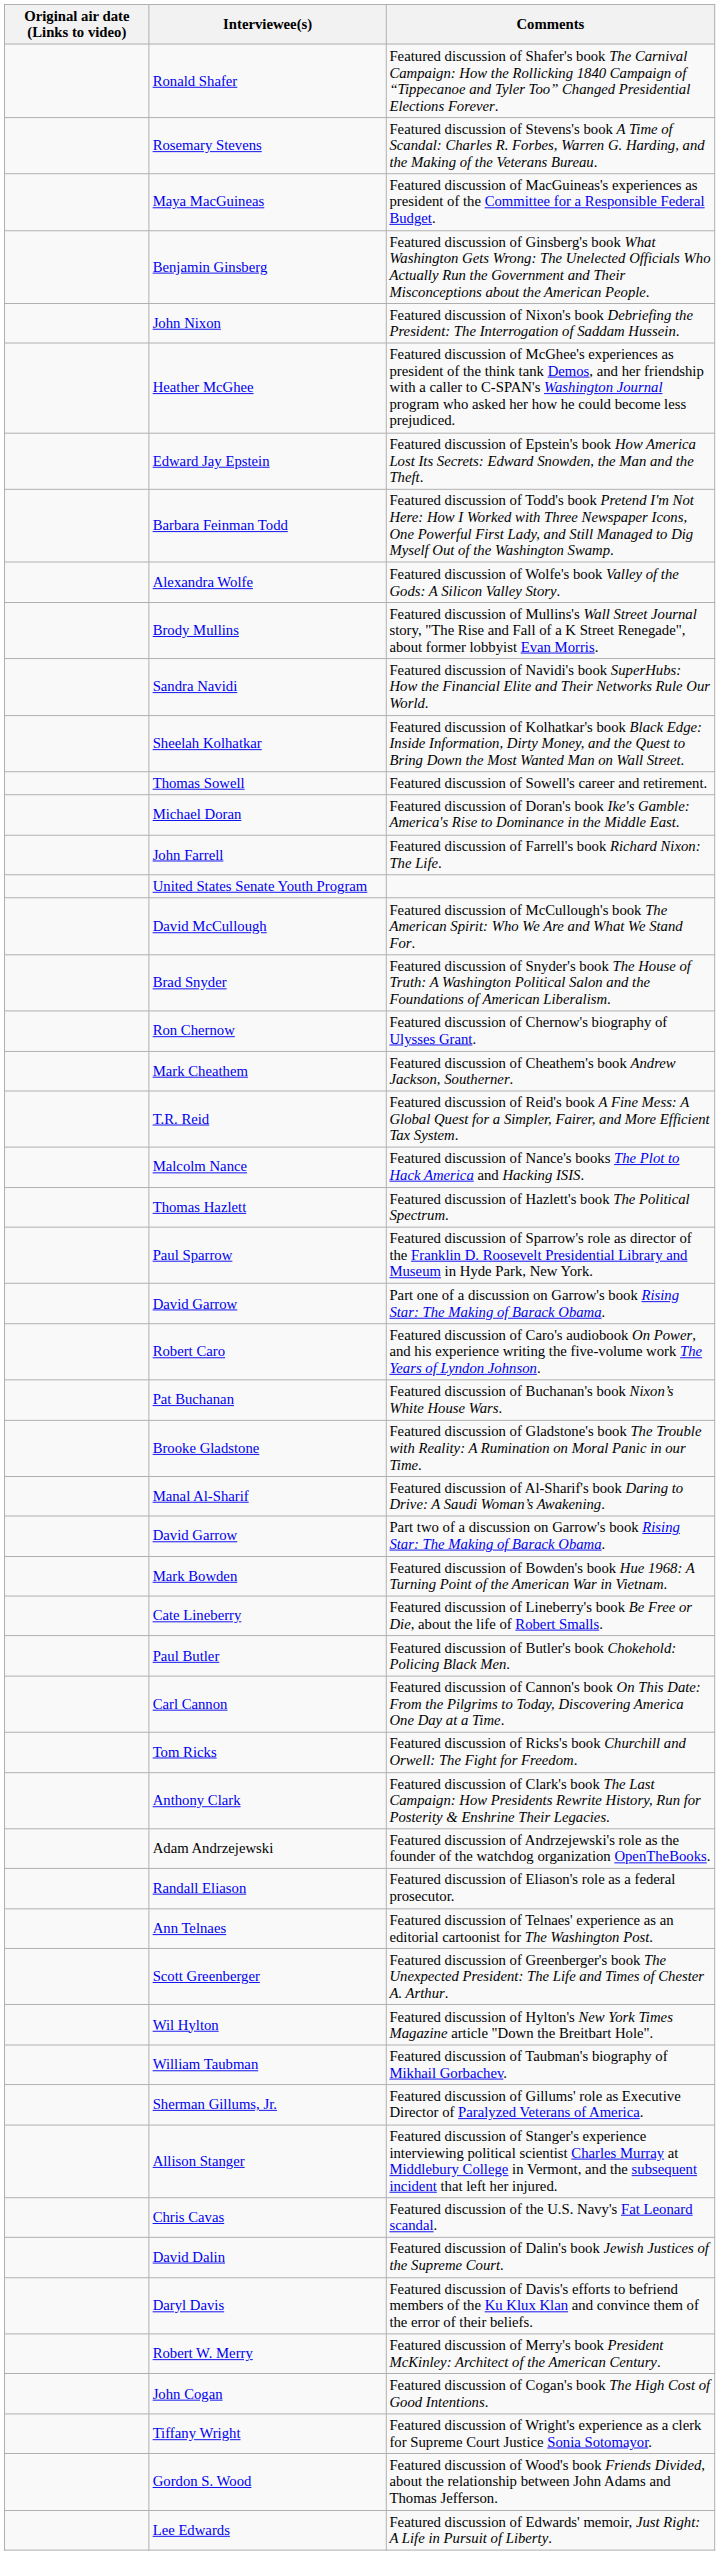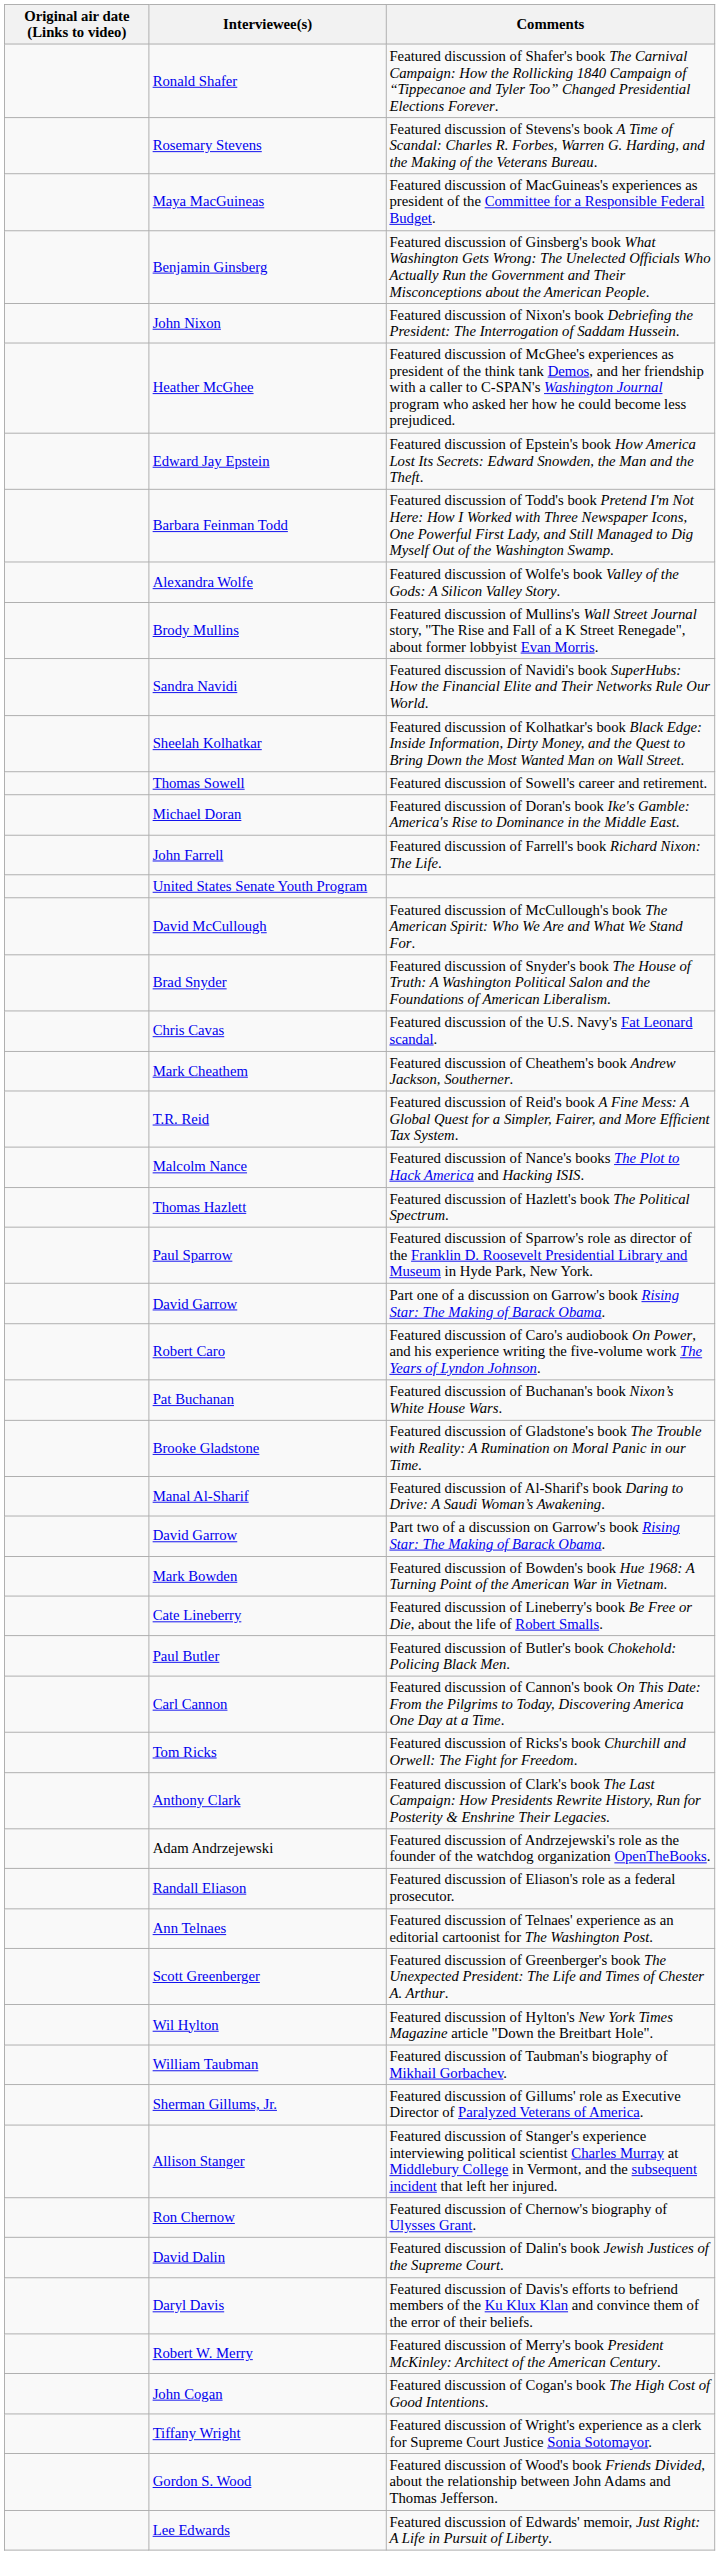rows swapped: (541, 2217) <-> (528, 1031)
